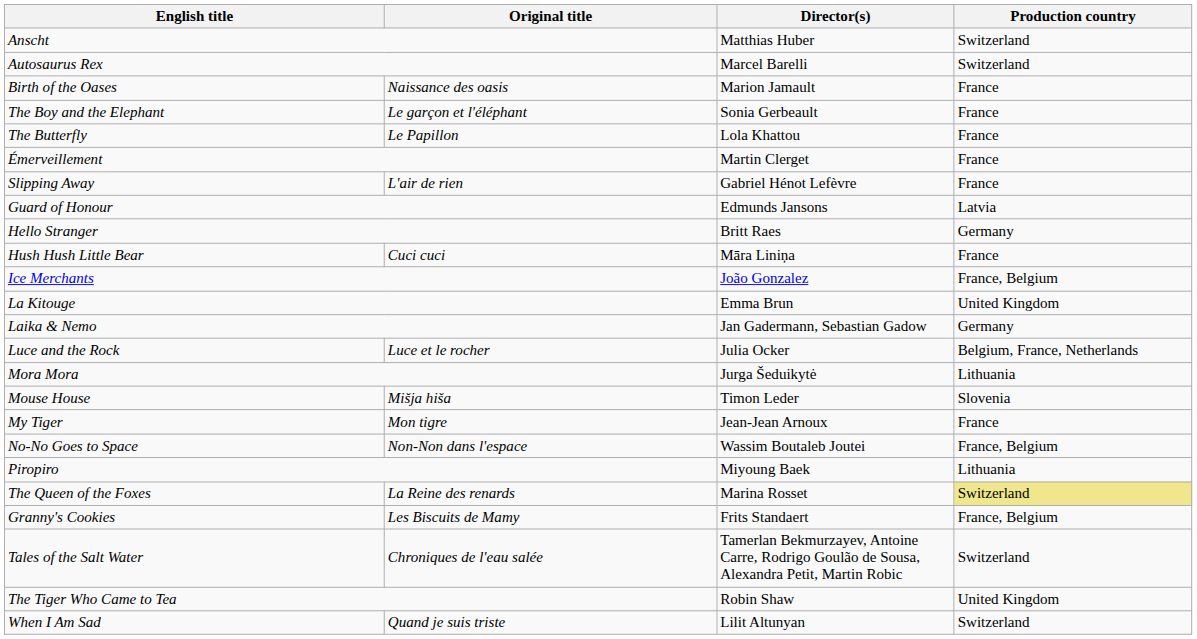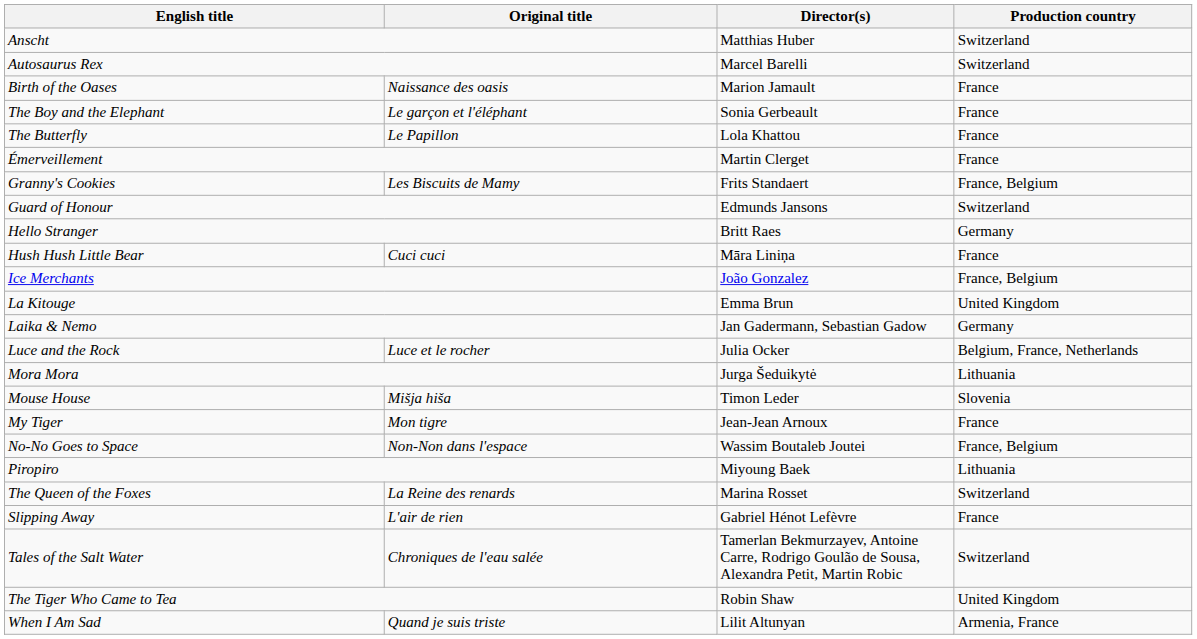rows swapped: (62, 517) <-> (51, 183)
(977, 207) Latvia -> (994, 207) Switzerland
(994, 493) khaki background -> (994, 493) no background
(994, 622) Switzerland -> (1008, 622) Armenia, France
